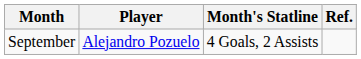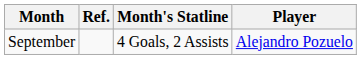columns swapped: (141, 16) <-> (339, 16)
